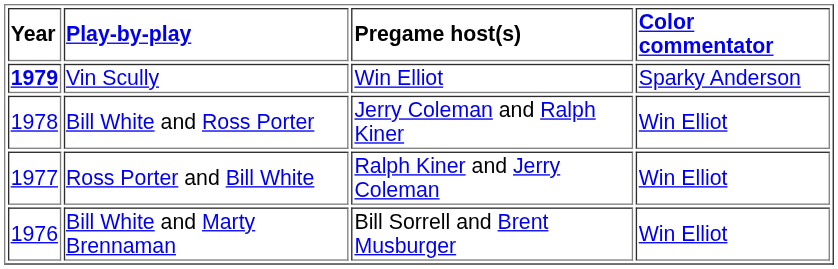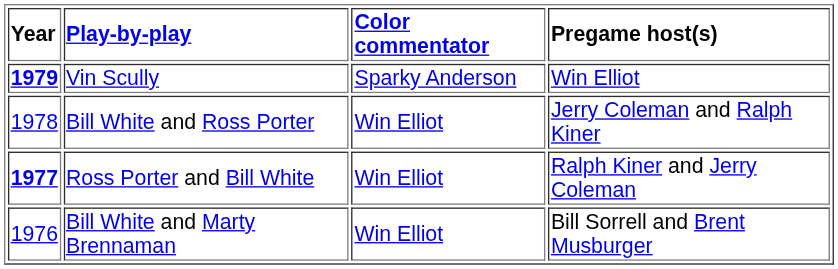columns swapped: (706, 34) <-> (438, 34)
(34, 178) normal -> (34, 178) bold
